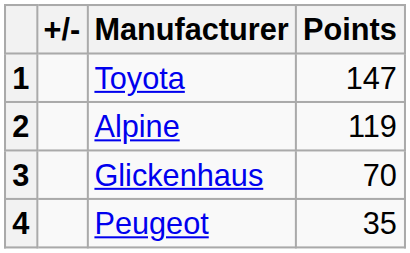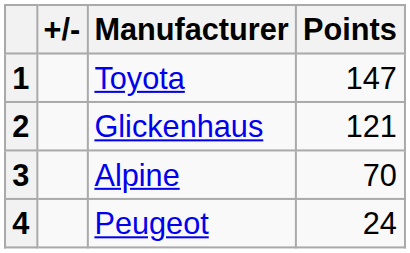(137, 127) Alpine -> (179, 127) Glickenhaus
(372, 127) 119 -> (371, 127) 121
(179, 175) Glickenhaus -> (137, 175) Alpine
(380, 224) 35 -> (380, 224) 24
